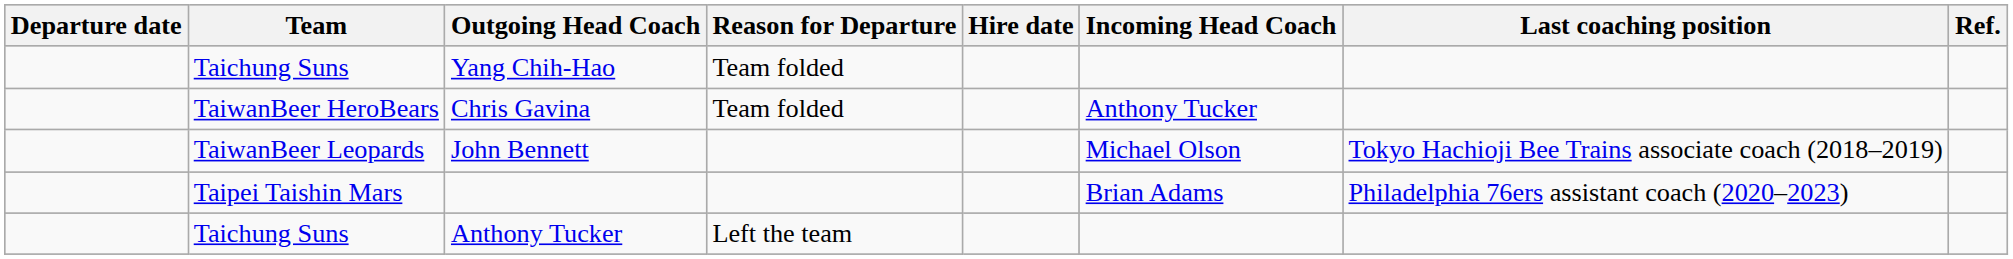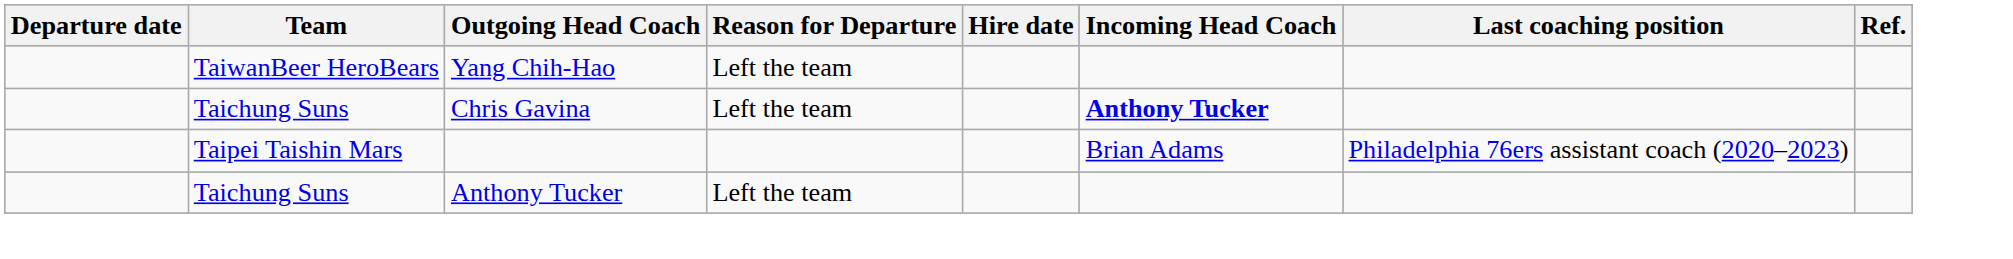(271, 66) Taichung Suns -> (316, 66) TaiwanBeer HeroBears
(778, 66) Team folded -> (782, 66) Left the team
(316, 108) TaiwanBeer HeroBears -> (271, 108) Taichung Suns
(778, 108) Team folded -> (782, 108) Left the team
(1171, 108) normal -> (1177, 108) bold
- row: (520, 150)
